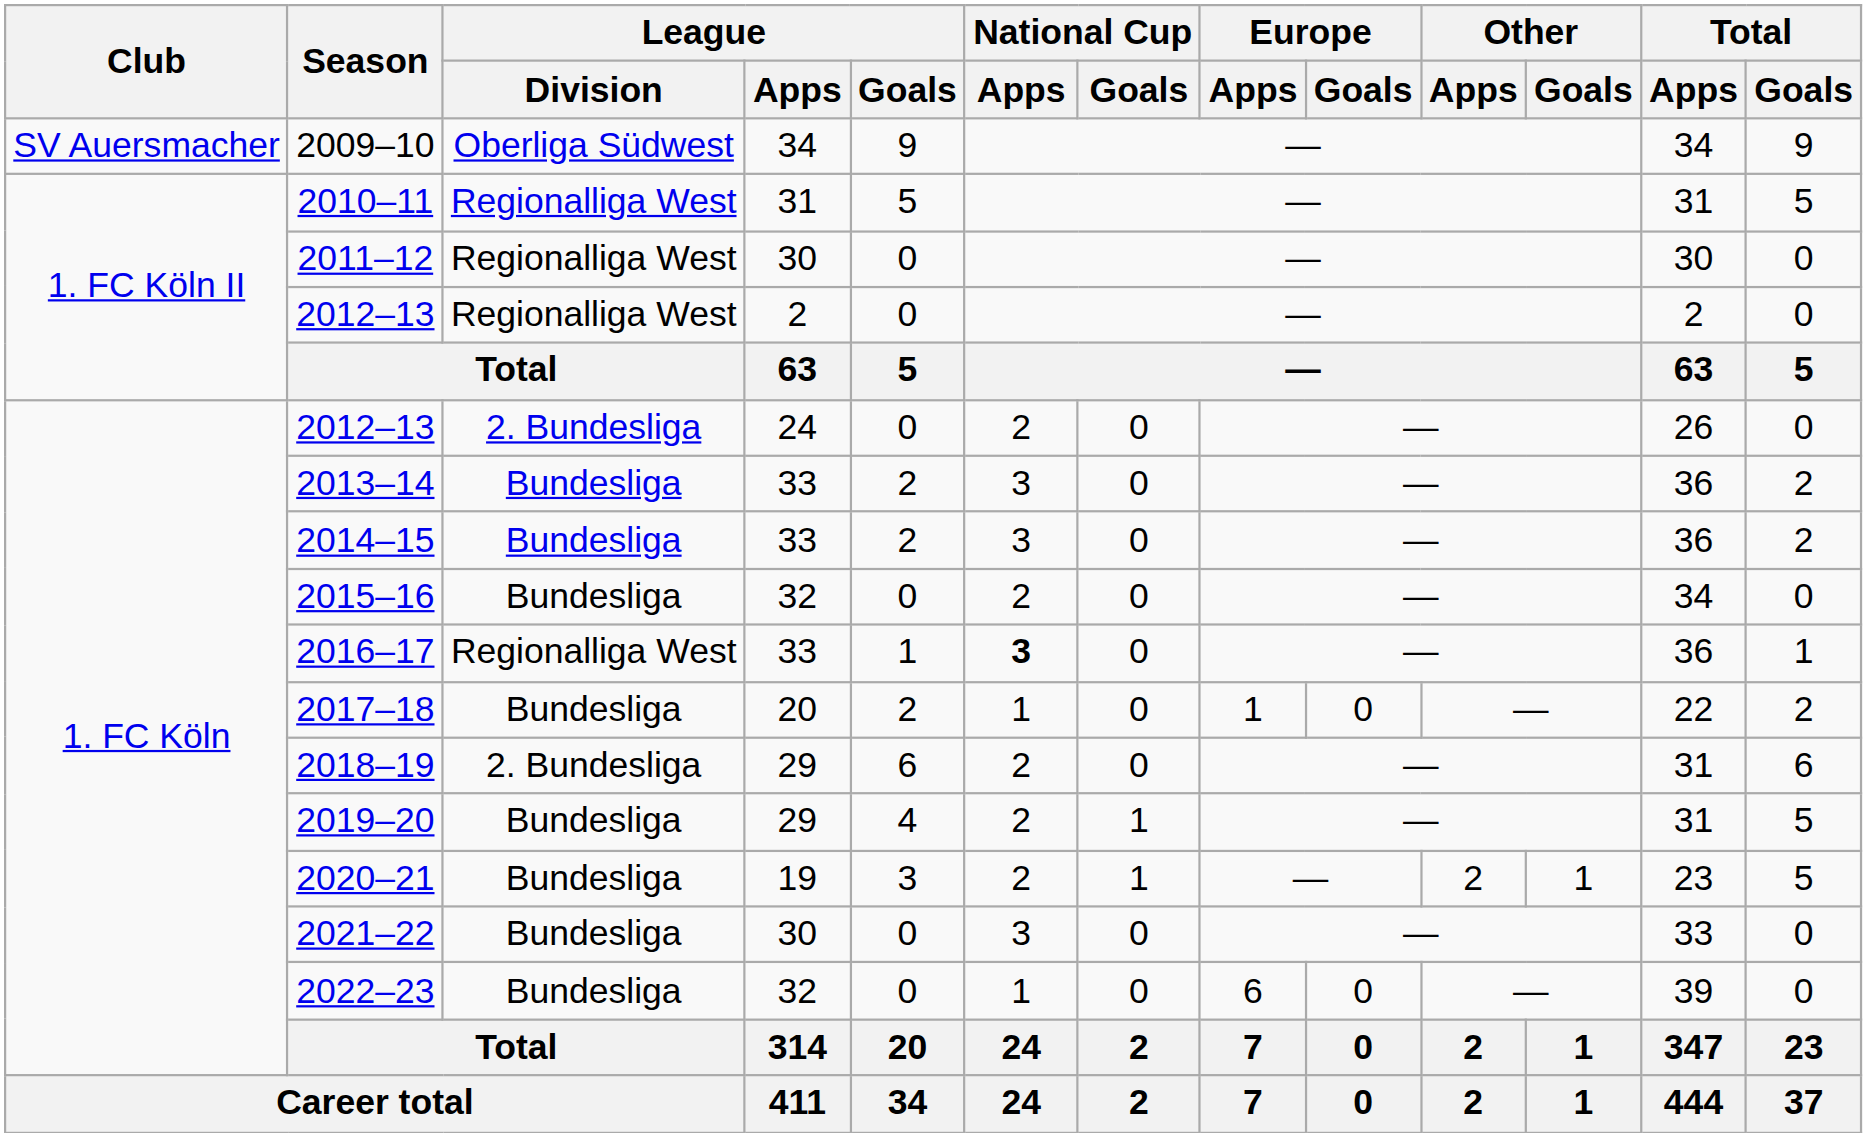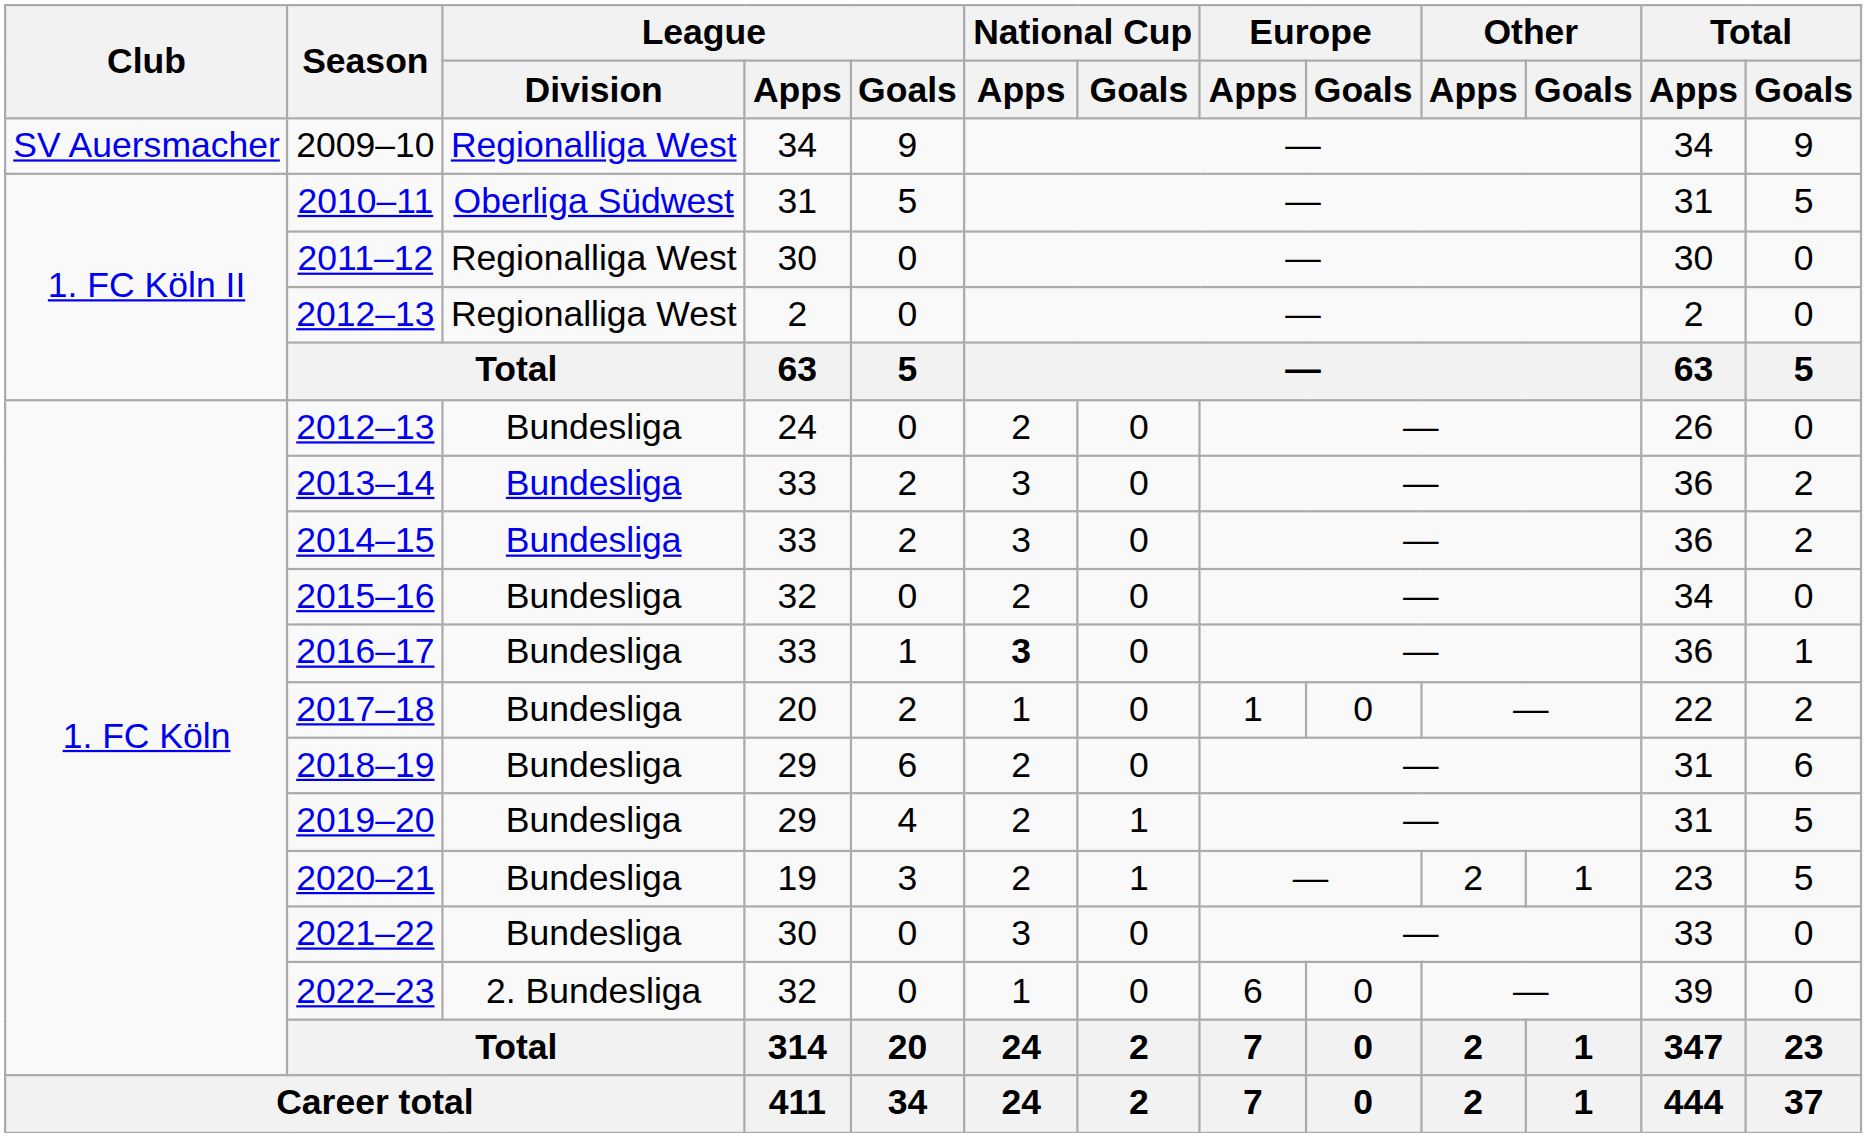(594, 145) Oberliga Südwest -> (594, 145) Regionalliga West
(594, 201) Regionalliga West -> (594, 201) Oberliga Südwest
(594, 426) 2. Bundesliga -> (594, 426) Bundesliga
(594, 652) Regionalliga West -> (594, 652) Bundesliga
(594, 764) 2. Bundesliga -> (594, 764) Bundesliga
(594, 990) Bundesliga -> (594, 990) 2. Bundesliga
